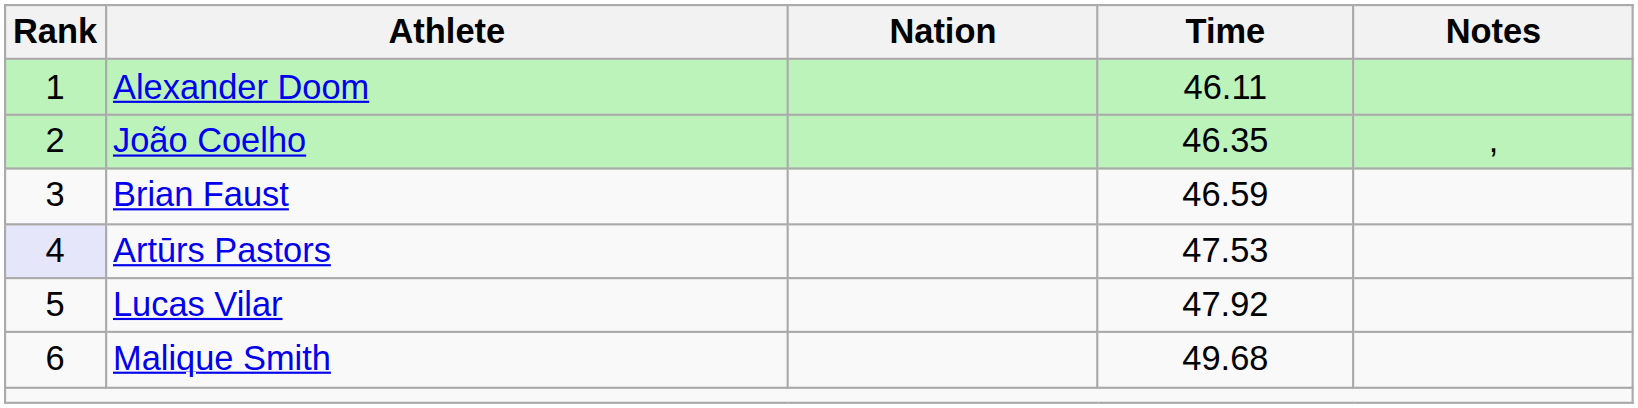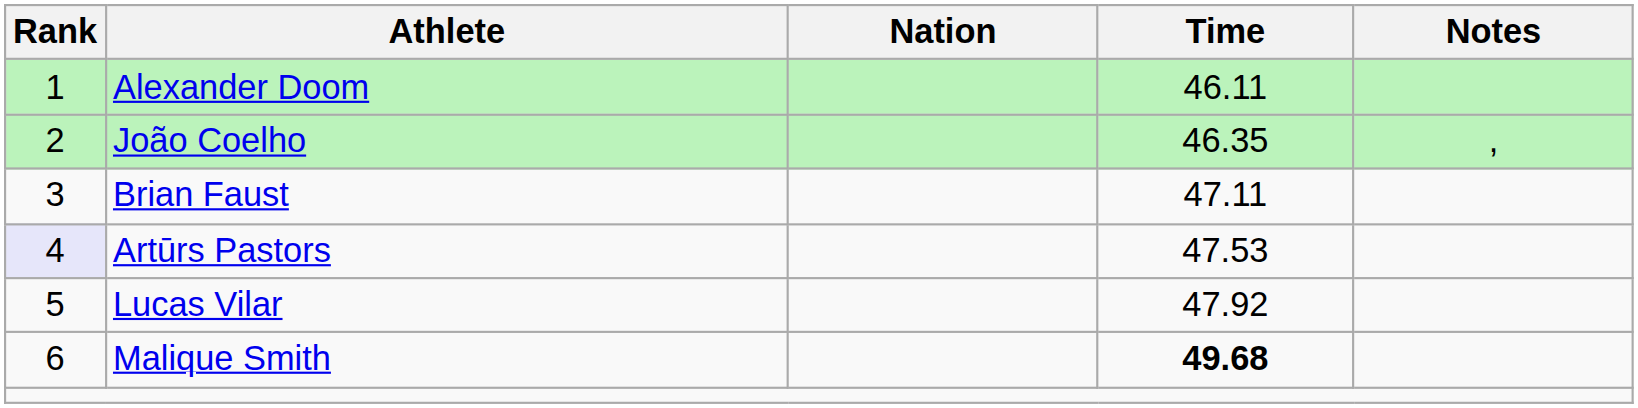(1225, 195) 46.59 -> (1225, 195) 47.11
(1225, 359) normal -> (1225, 359) bold
